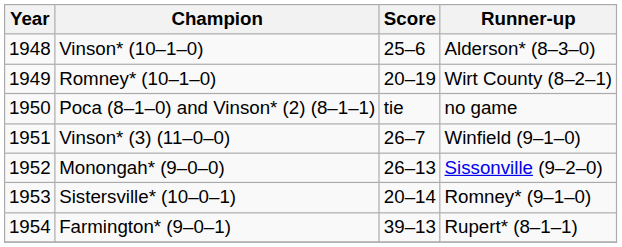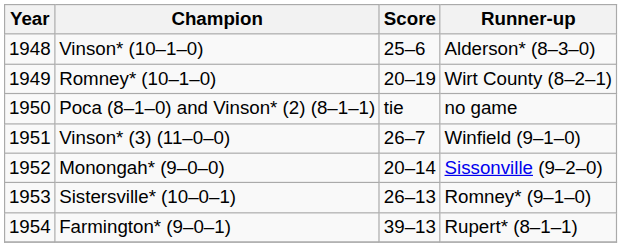(410, 167) 26–13 -> (410, 167) 20–14
(410, 197) 20–14 -> (410, 197) 26–13
